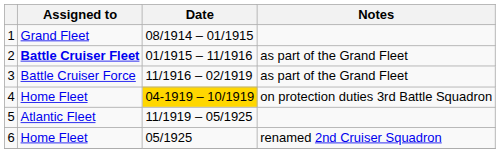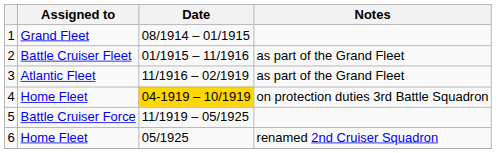(80, 55) bold -> (76, 55) normal
(78, 76) Battle Cruiser Force -> (58, 76) Atlantic Fleet
(58, 117) Atlantic Fleet -> (78, 117) Battle Cruiser Force
